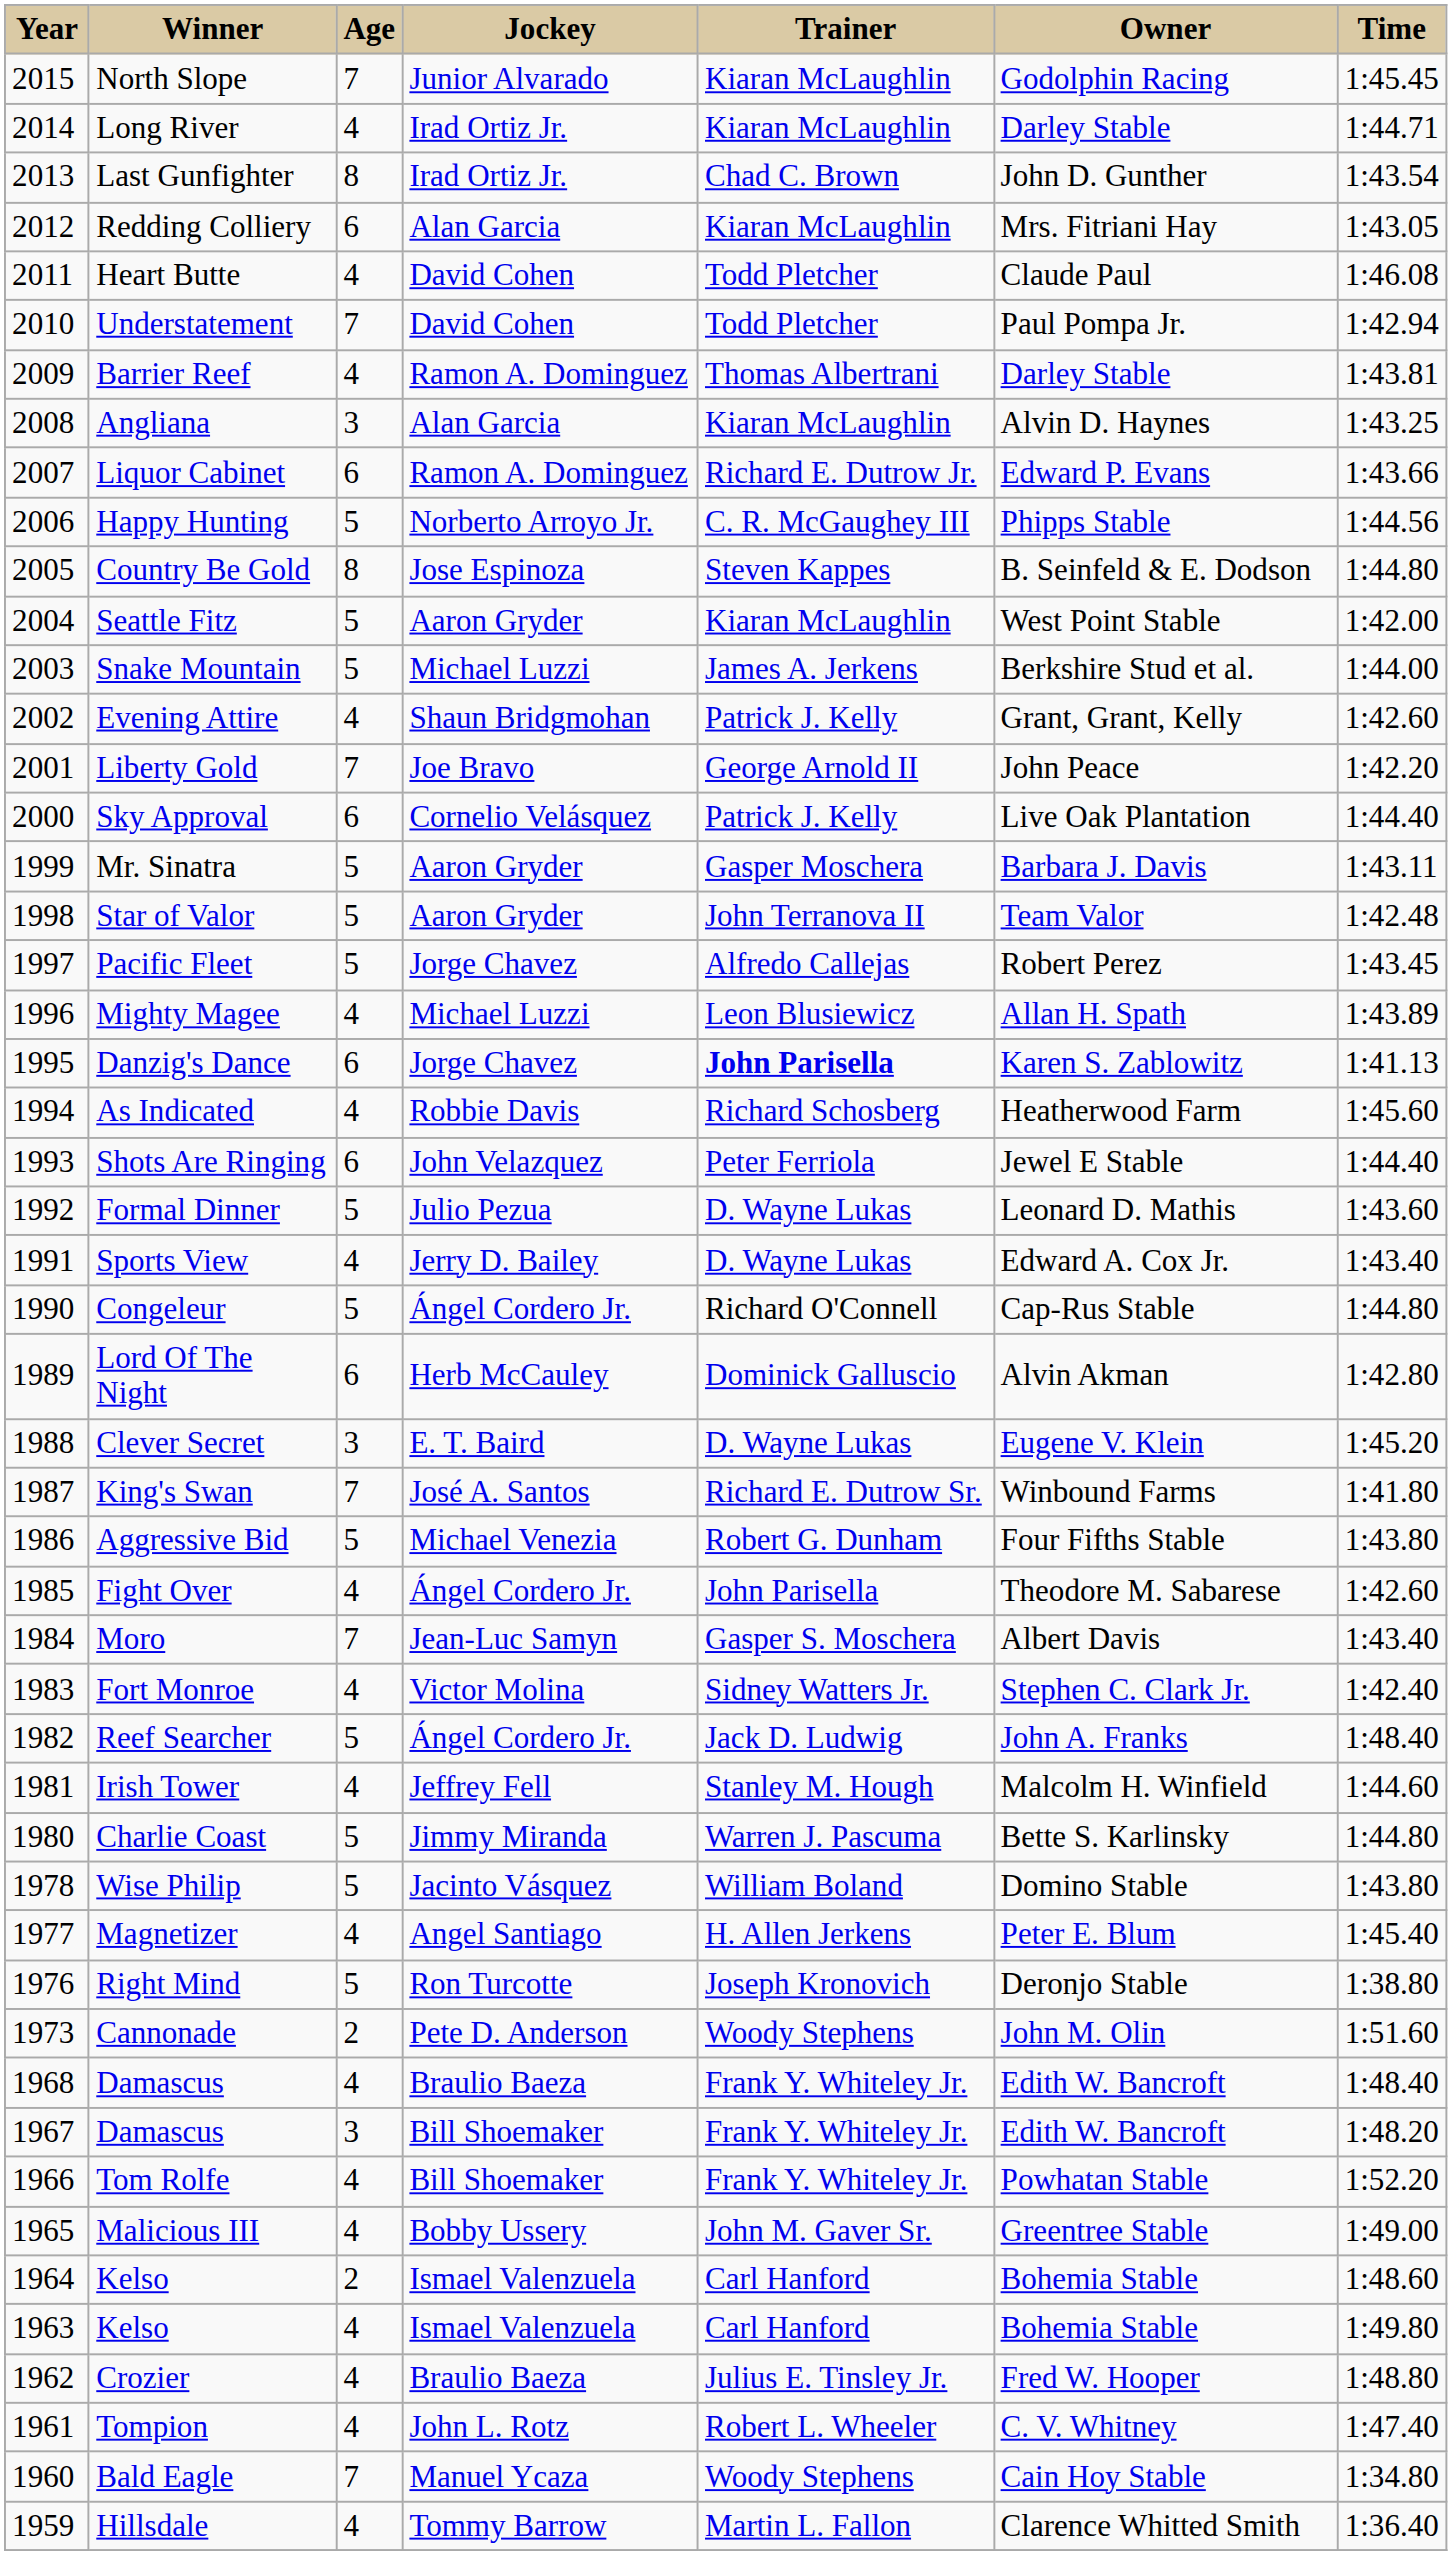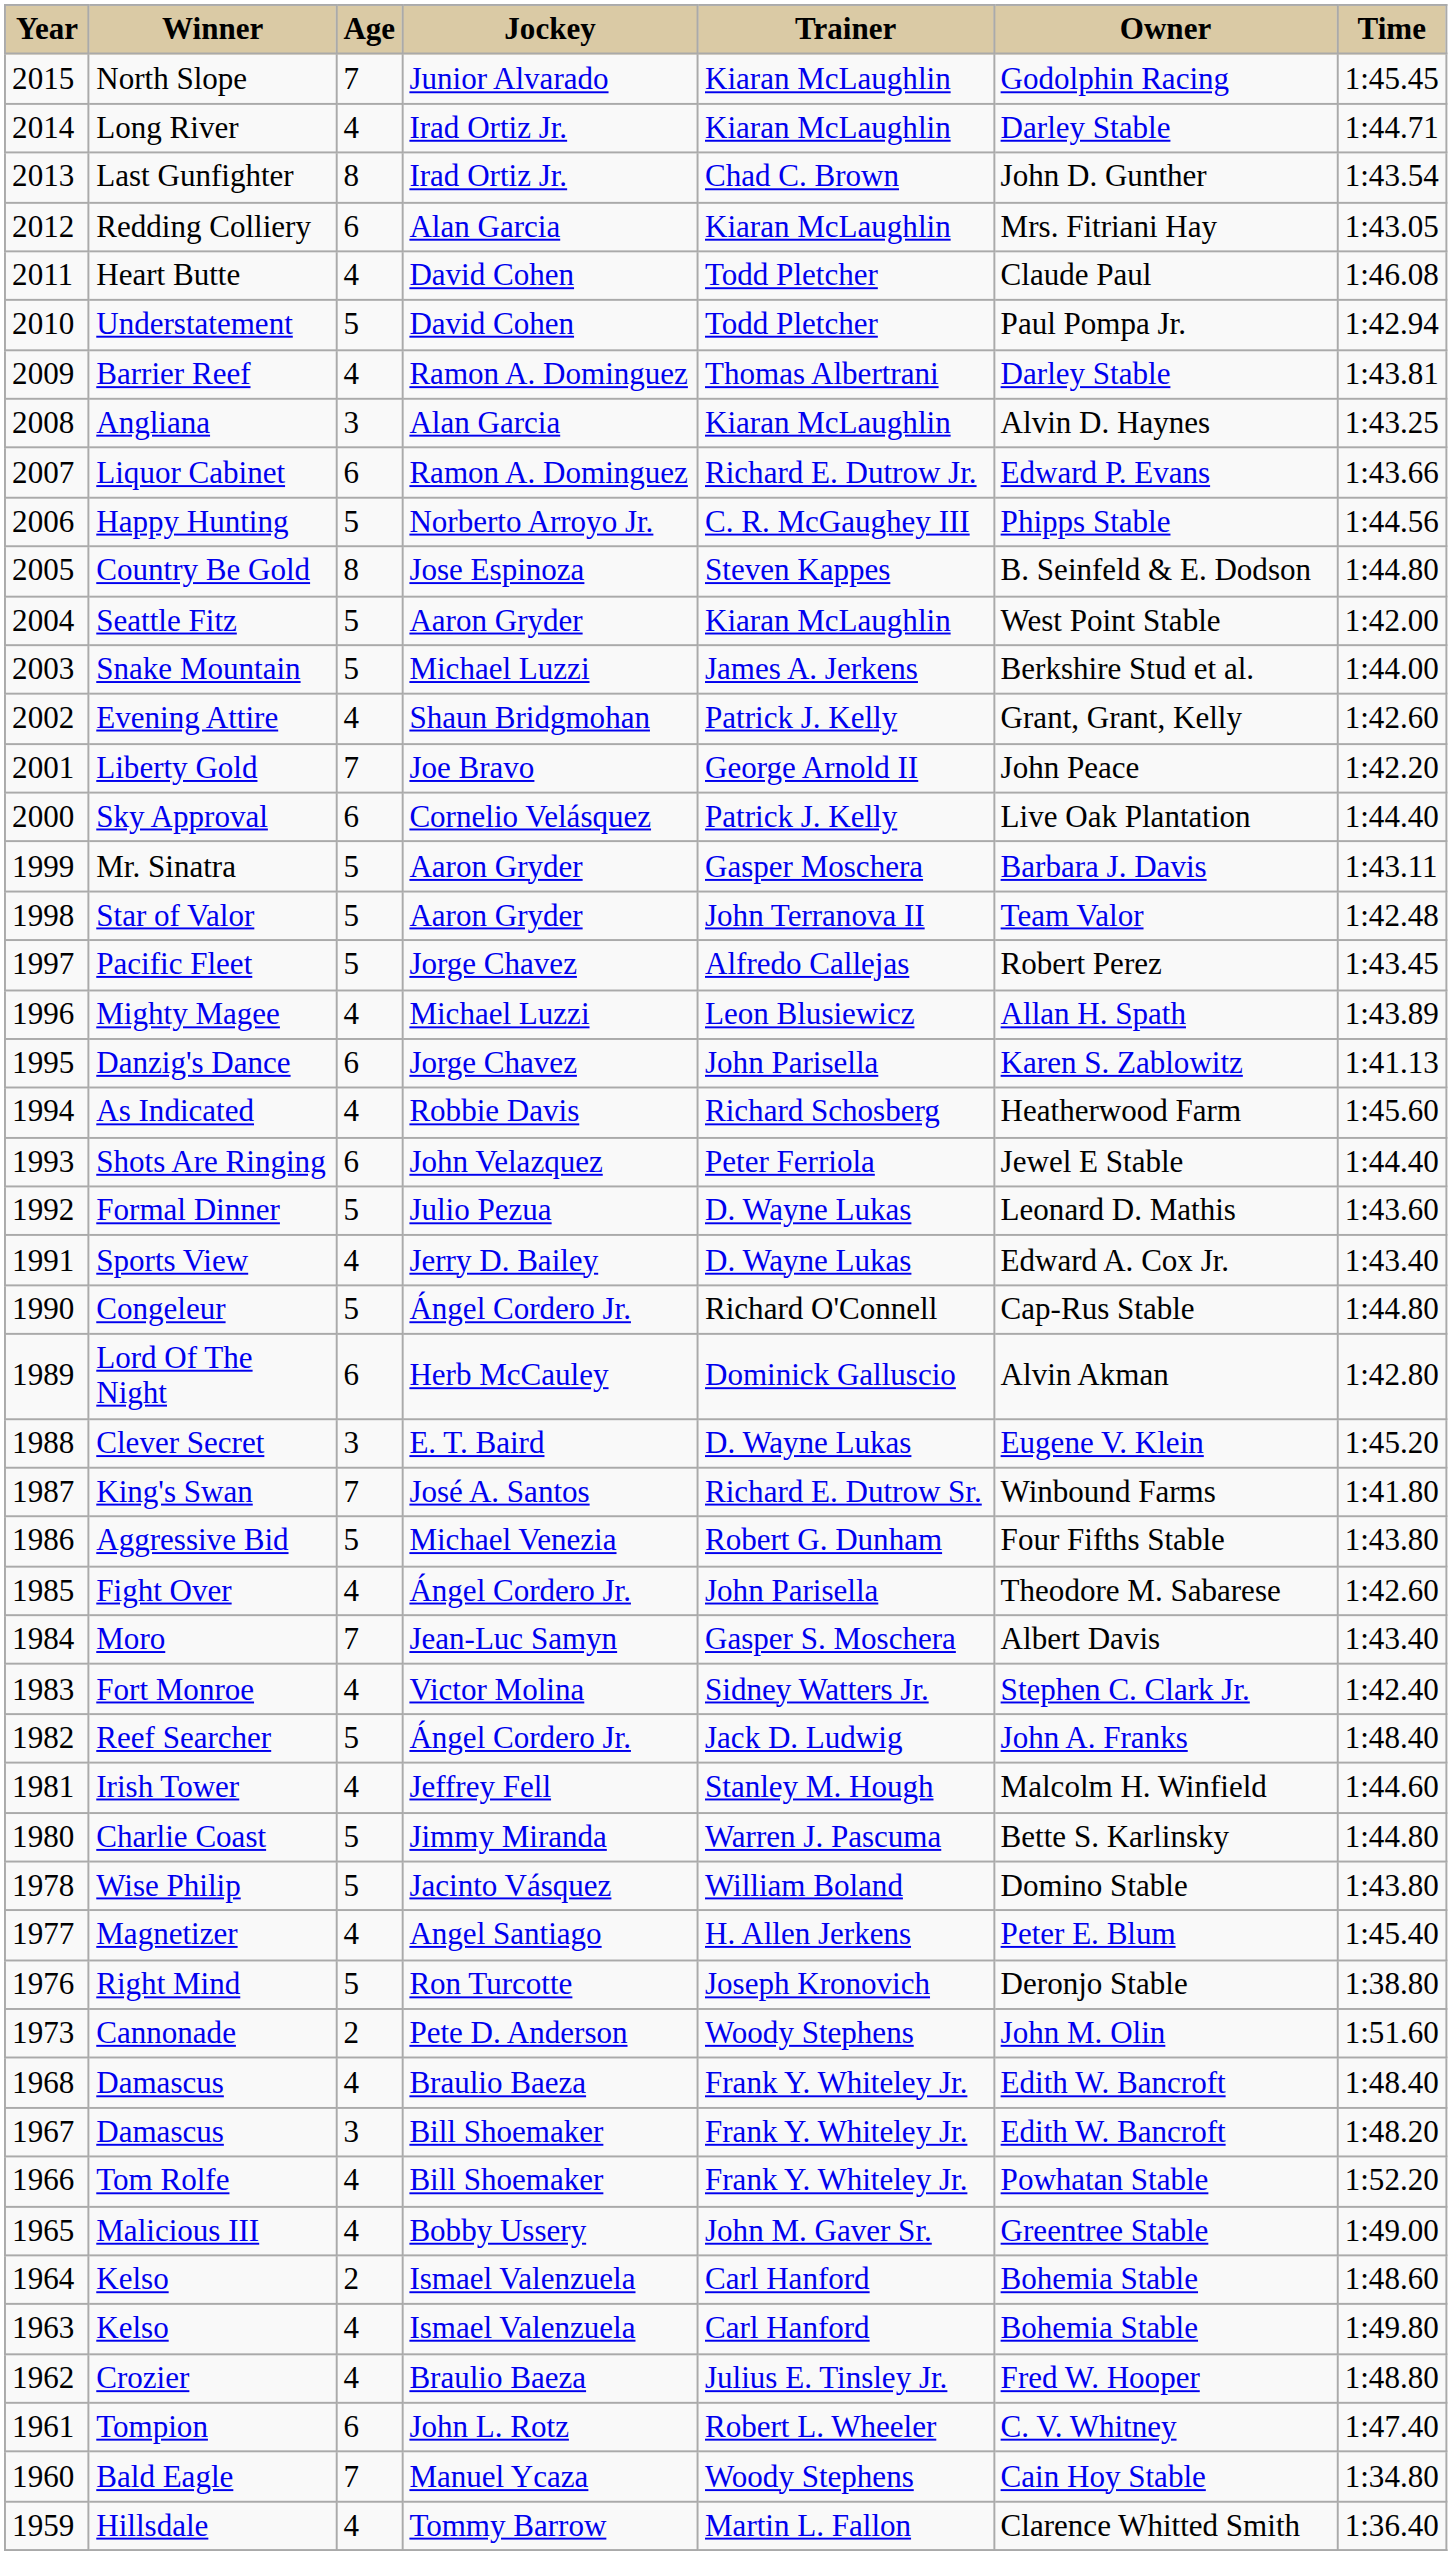(351, 324) 7 -> (351, 324) 5
(799, 1062) bold -> (792, 1062) normal
(351, 2426) 4 -> (351, 2426) 6
